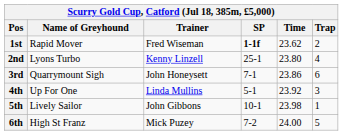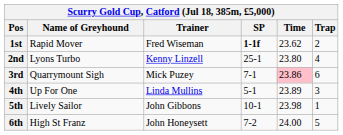(177, 75) John Honeysett -> (170, 75) Mick Puzey
(290, 75) no background -> (290, 75) pink background
(290, 91) 23.92 -> (290, 91) 23.89
(170, 122) Mick Puzey -> (177, 122) John Honeysett
